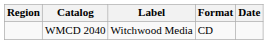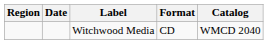columns swapped: (249, 13) <-> (75, 13)
